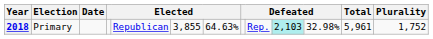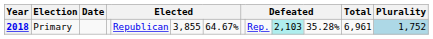(222, 27) 64.63% -> (222, 27) 64.67%
(323, 27) 32.98% -> (323, 27) 35.28%
(358, 27) 5,961 -> (358, 27) 6,961
(412, 27) no background -> (412, 27) lightblue background
